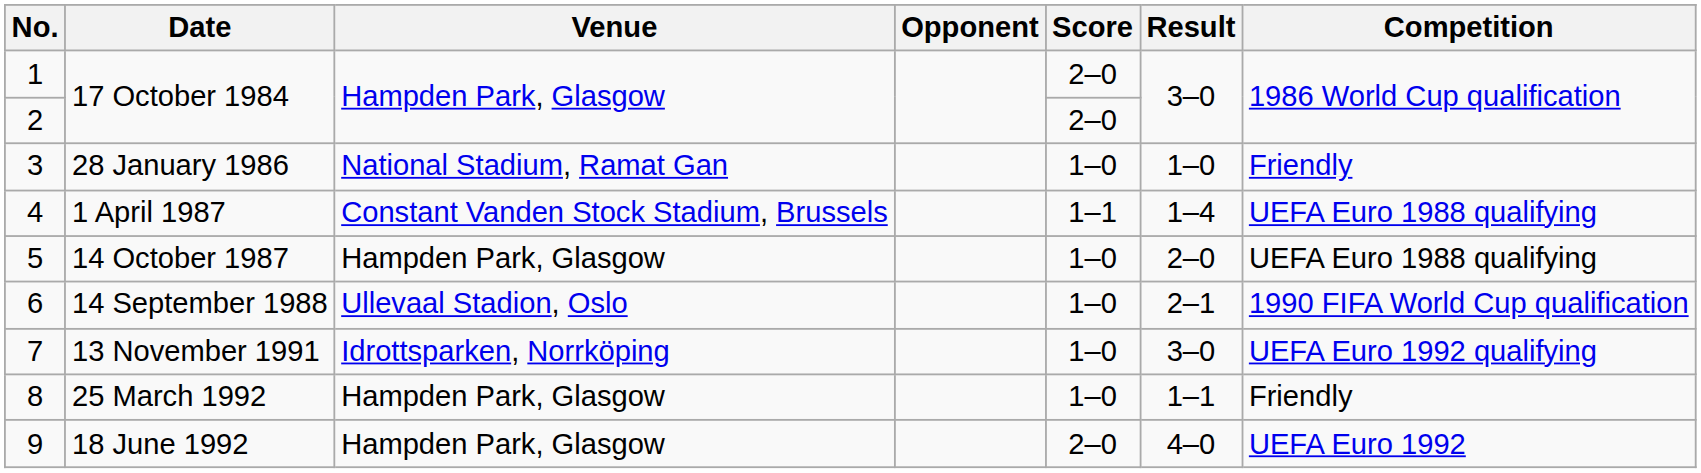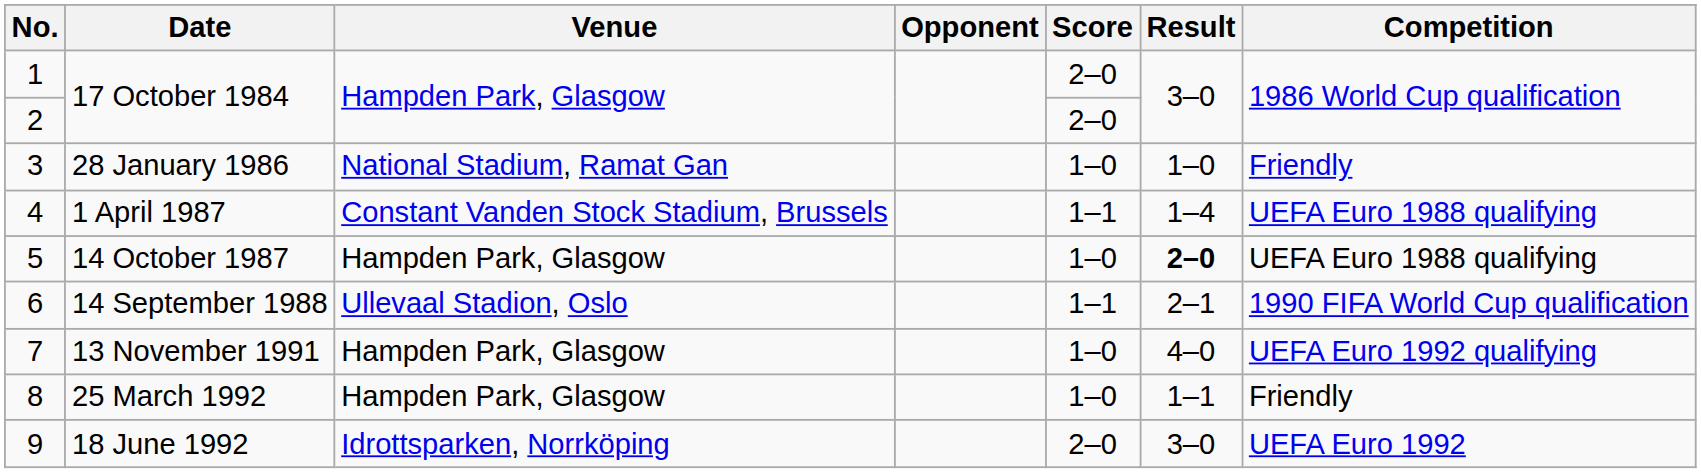(1191, 258) normal -> (1191, 258) bold
(1093, 304) 1–0 -> (1093, 304) 1–1
(505, 350) Idrottsparken, Norrköping -> (503, 350) Hampden Park, Glasgow
(1191, 350) 3–0 -> (1191, 350) 4–0
(503, 443) Hampden Park, Glasgow -> (505, 443) Idrottsparken, Norrköping
(1191, 443) 4–0 -> (1191, 443) 3–0
